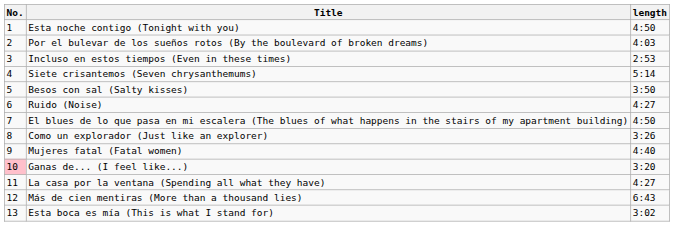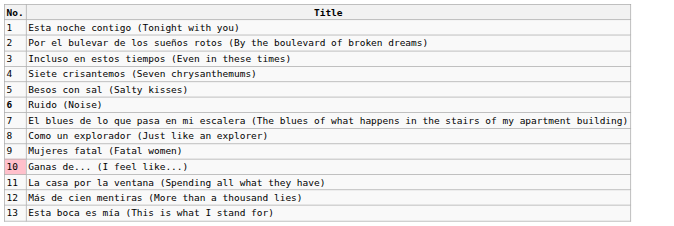- column: (650, 12)
(9, 105) normal -> (9, 105) bold
